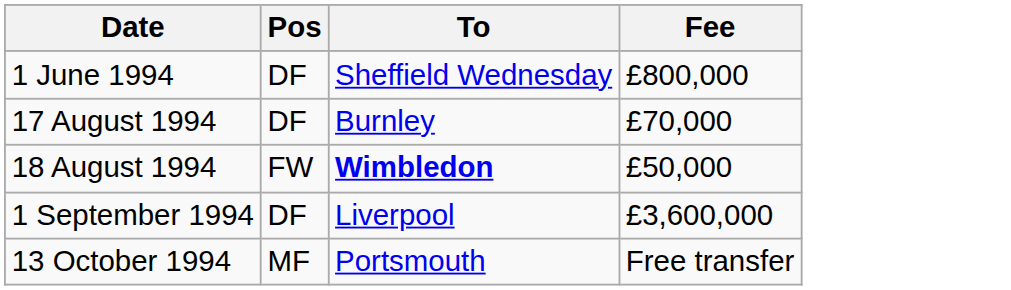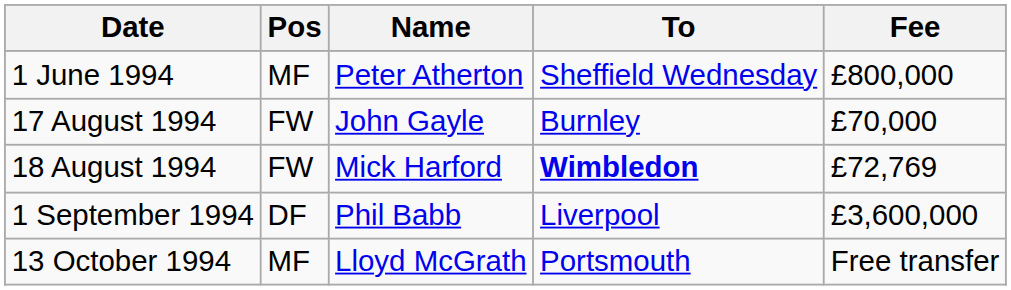+ column: (431, 27)
(287, 74) DF -> (289, 74) MF
(287, 121) DF -> (290, 121) FW
(679, 167) £50,000 -> (884, 167) £72,769
